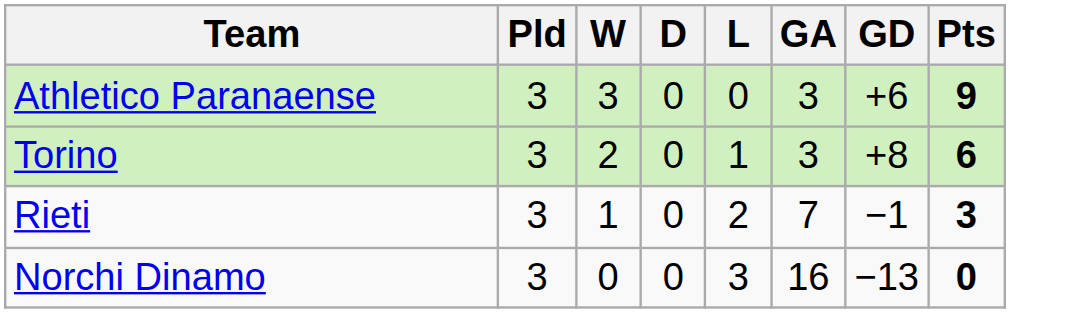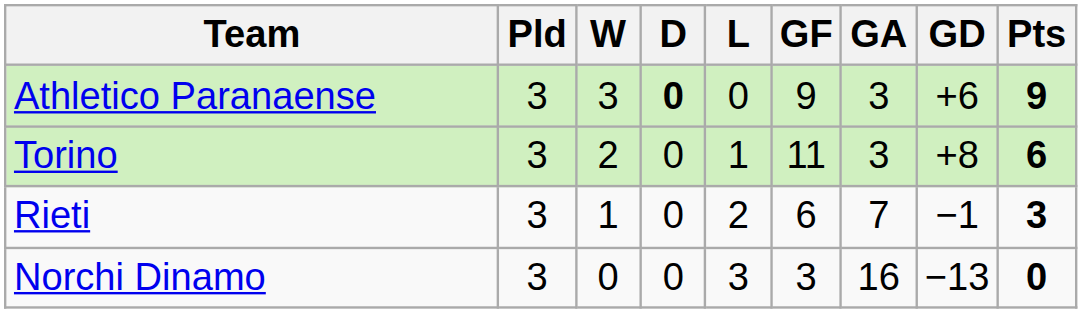+ column: (806, 34)
(673, 95) normal -> (673, 95) bold
